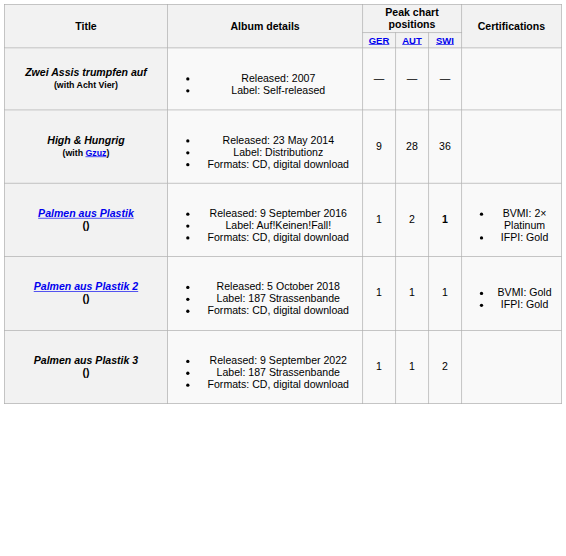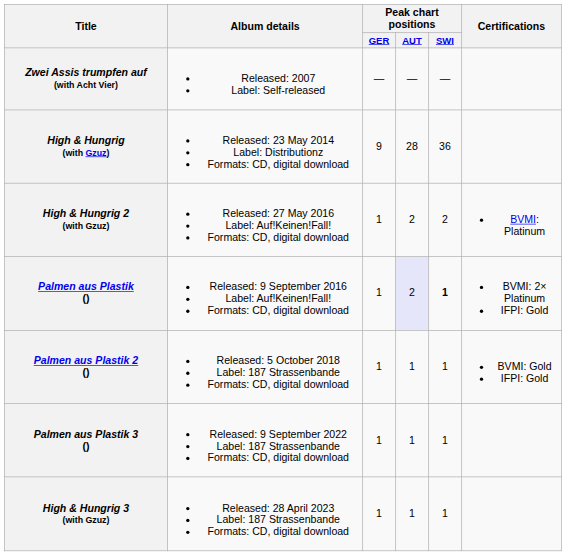+ row: (86, 220)
(412, 220) no background -> (412, 293) lavender background
(445, 367) 2 -> (445, 440) 1
+ row: (86, 514)
